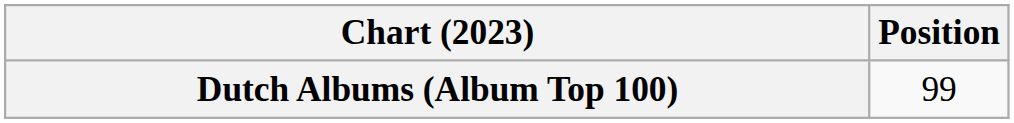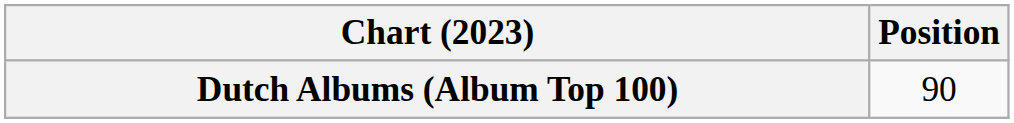(939, 88) 99 -> (939, 88) 90
